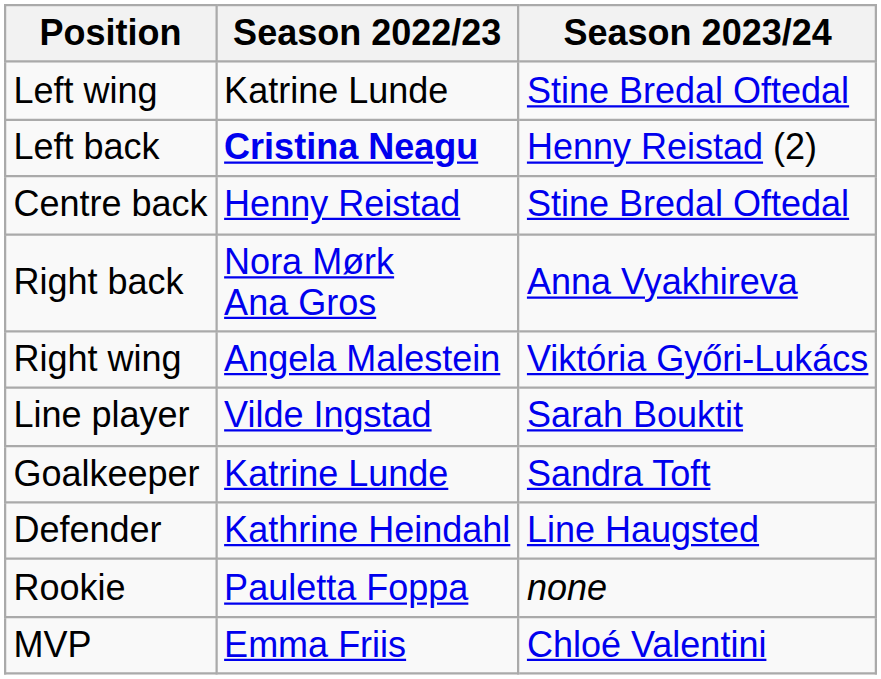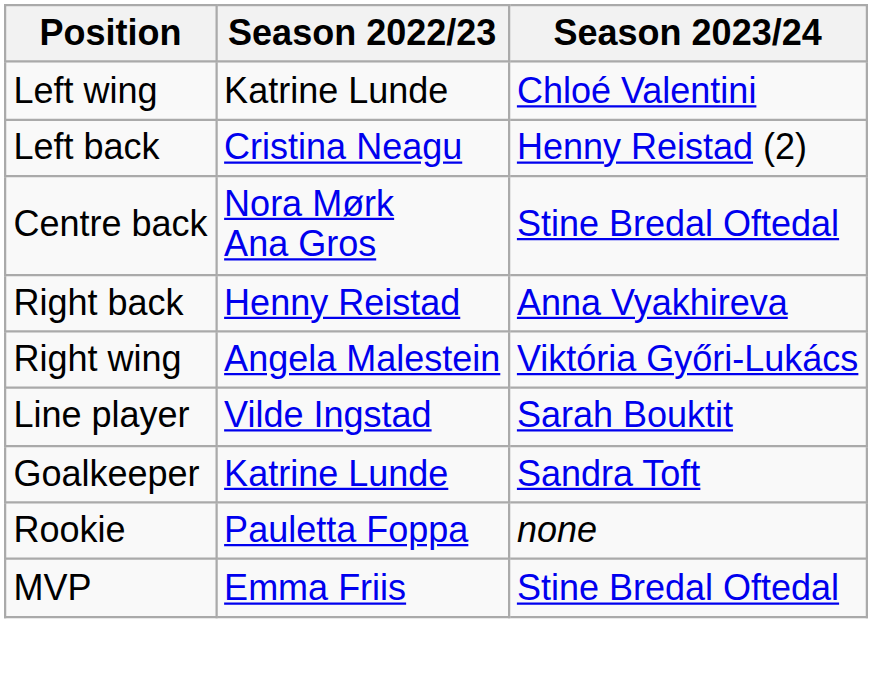(688, 90) Stine Bredal Oftedal -> (637, 90) Chloé Valentini
(351, 147) bold -> (343, 147) normal
(342, 204) Henny Reistad -> (309, 224) Nora Mørk Ana Gros
(309, 281) Nora Mørk Ana Gros -> (342, 301) Henny Reistad
- row: (87, 530)
(647, 644) Chloé Valentini -> (678, 587) Stine Bredal Oftedal
